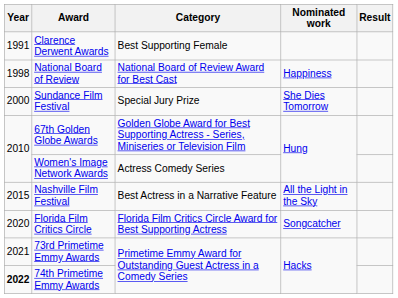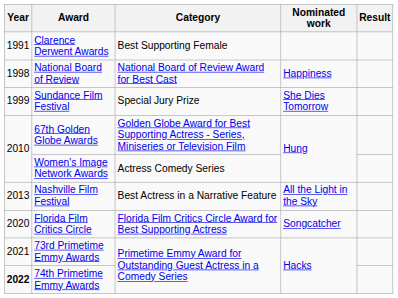(18, 101) 2000 -> (18, 101) 1999
(18, 196) 2015 -> (18, 196) 2013
